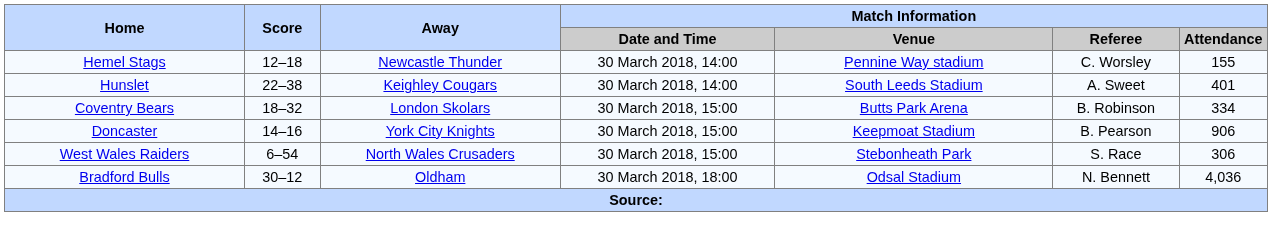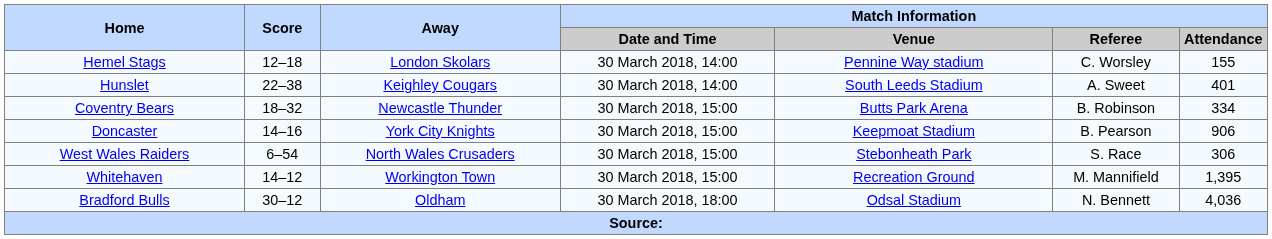(440, 62) Newcastle Thunder -> (440, 62) London Skolars
(440, 108) London Skolars -> (440, 108) Newcastle Thunder
+ row: (124, 177)
